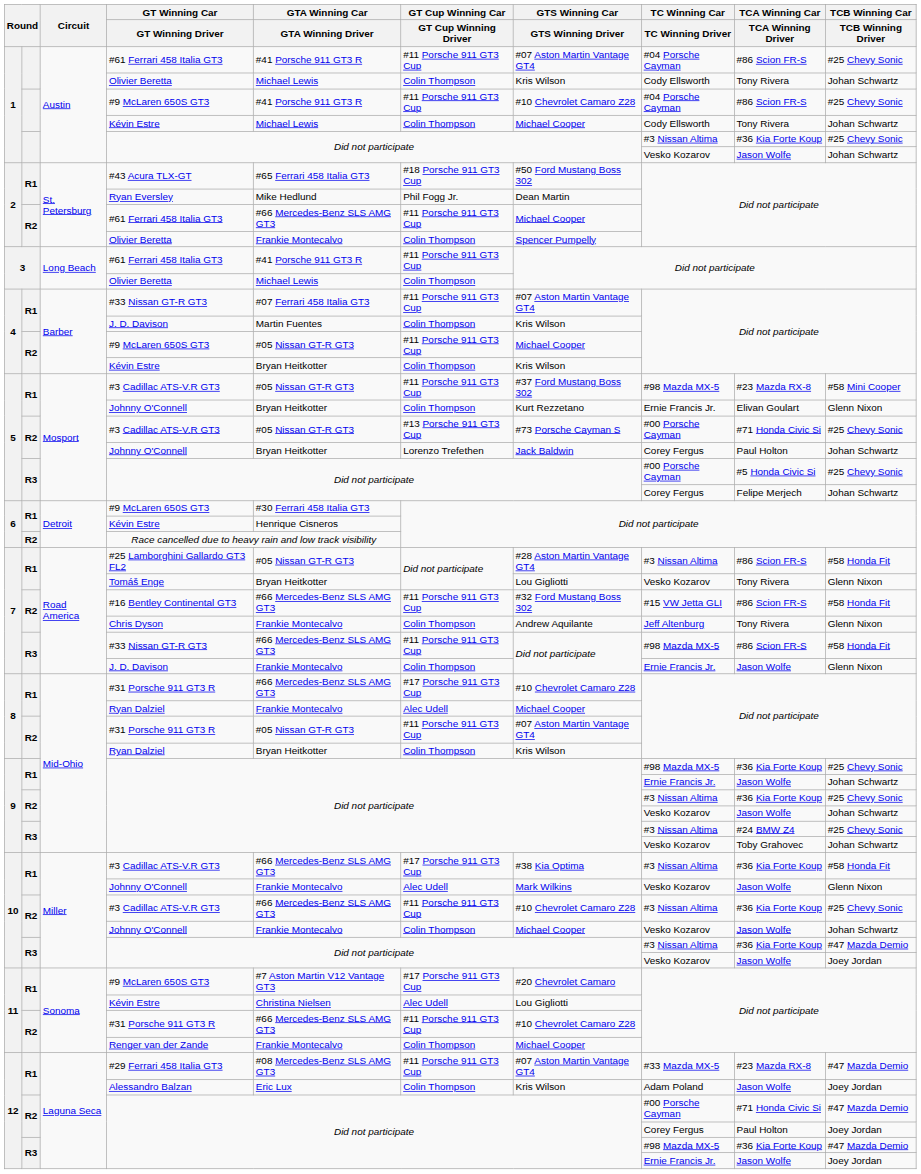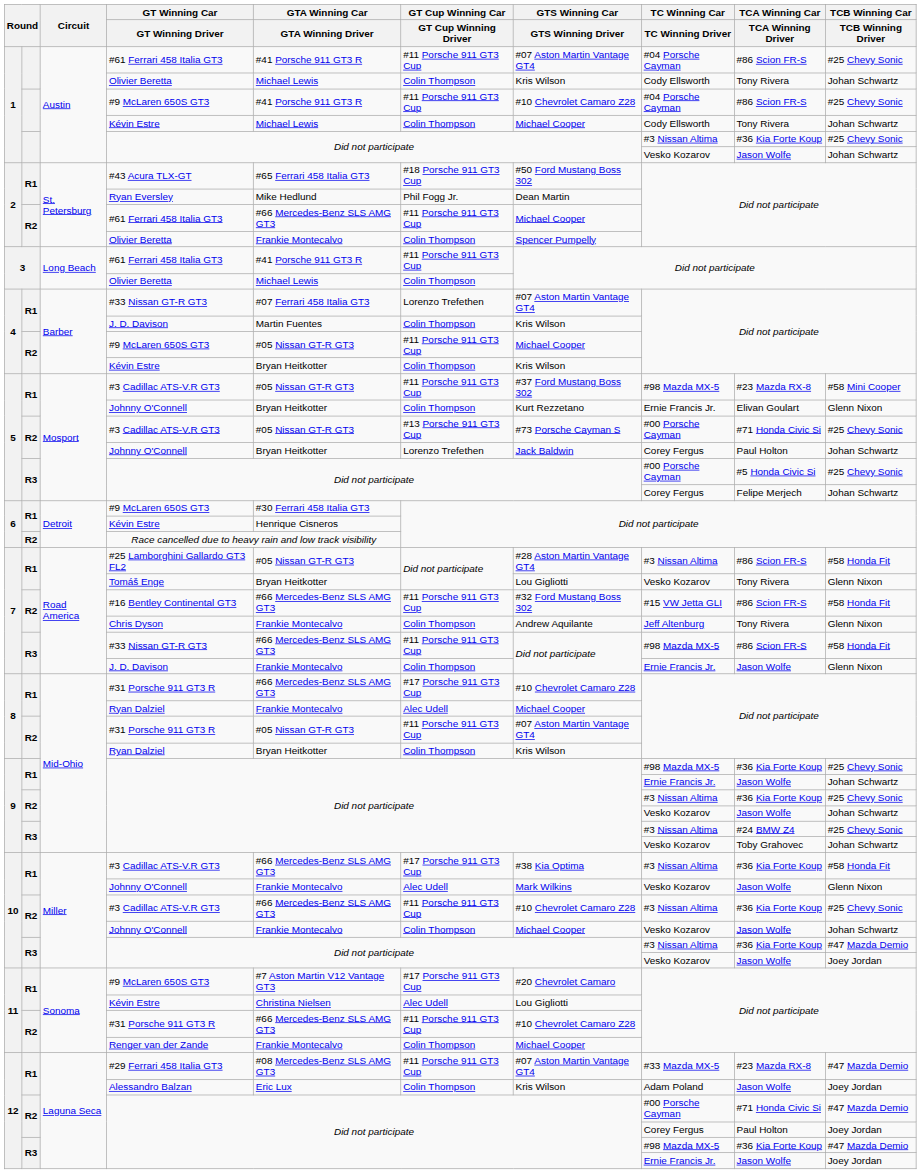(451, 302) #11 Porsche 911 GT3 Cup -> (443, 302) Lorenzo Trefethen
